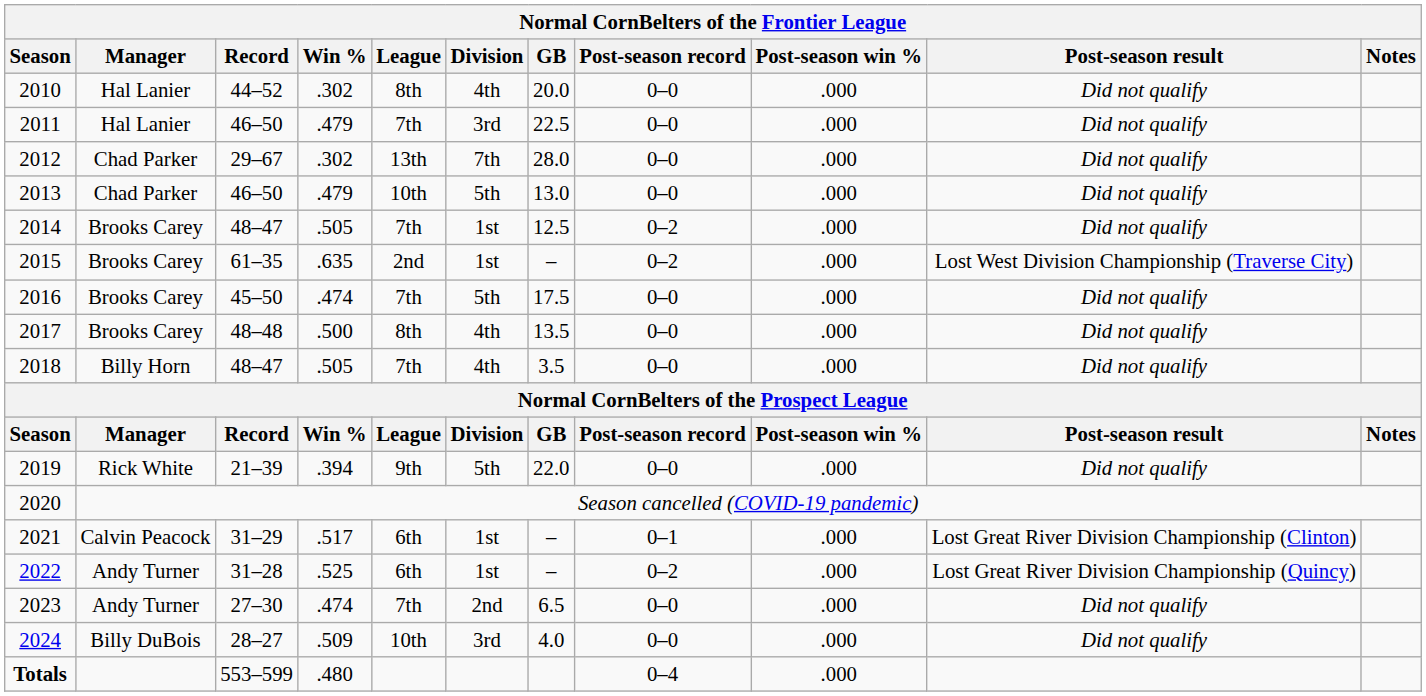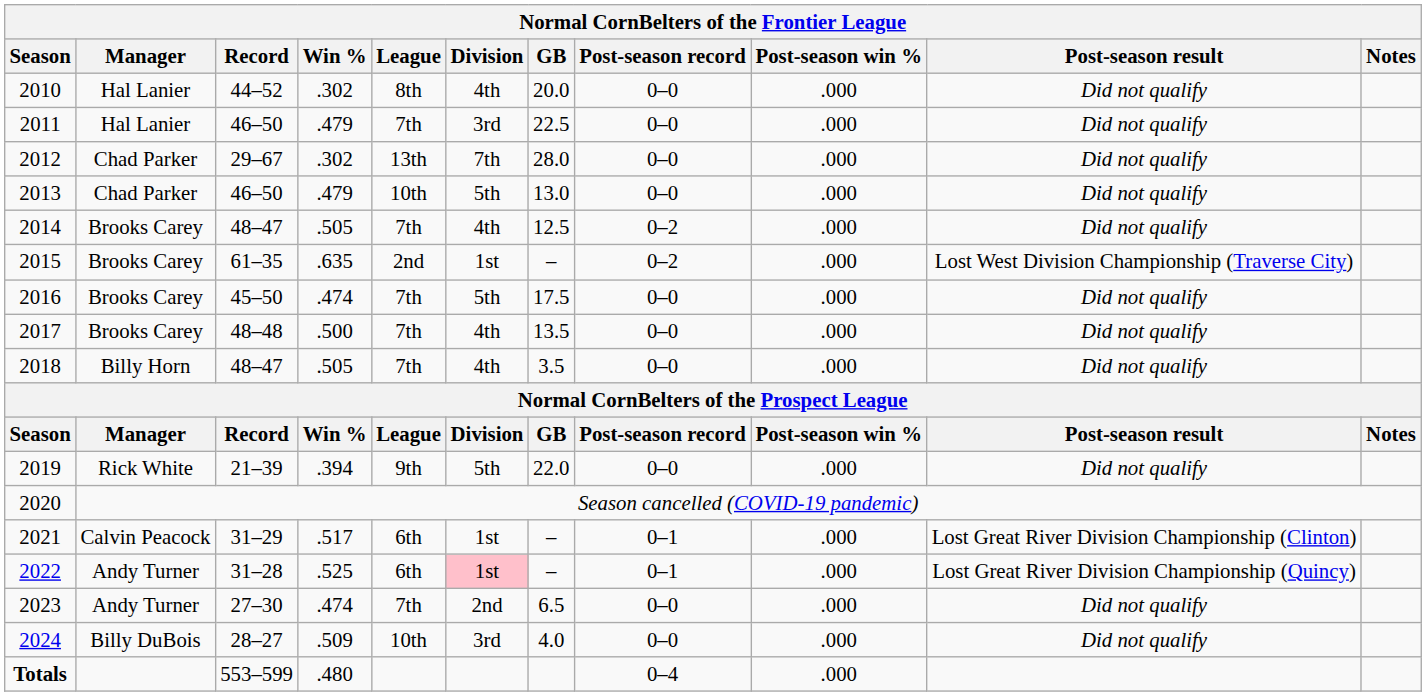(487, 227) 1st -> (487, 227) 4th
(409, 330) 8th -> (409, 330) 7th
(487, 571) no background -> (487, 571) pink background
(662, 571) 0–2 -> (662, 571) 0–1
